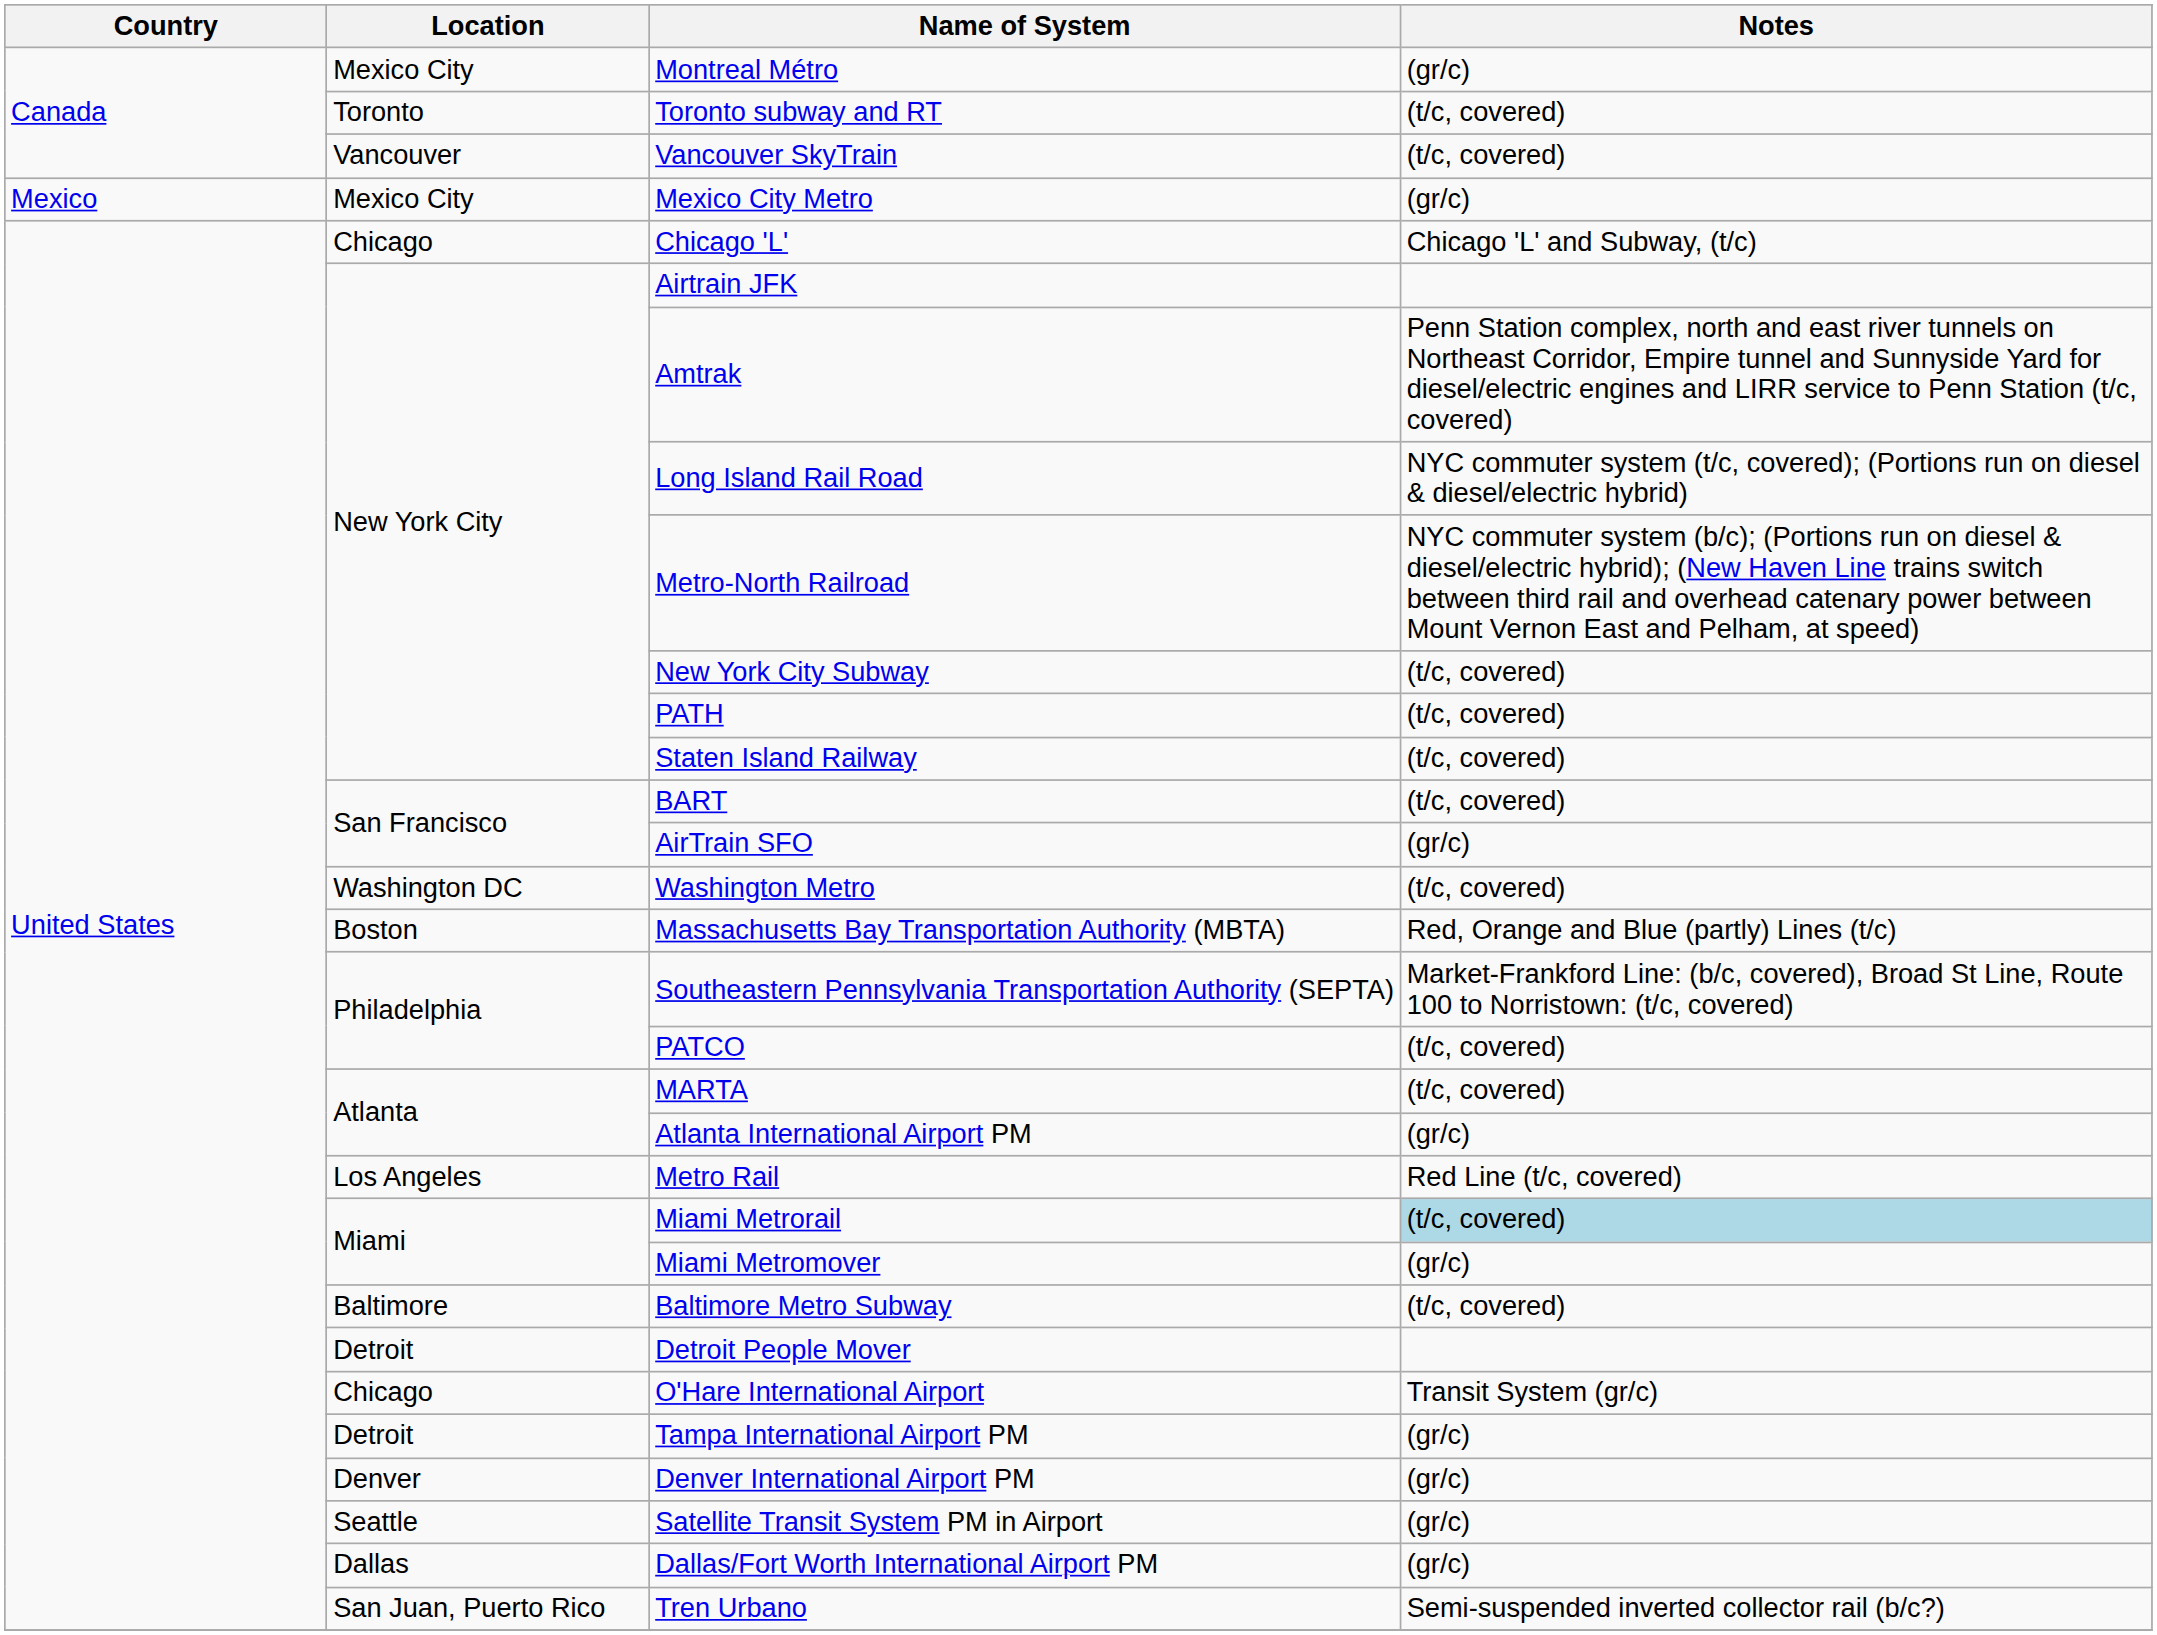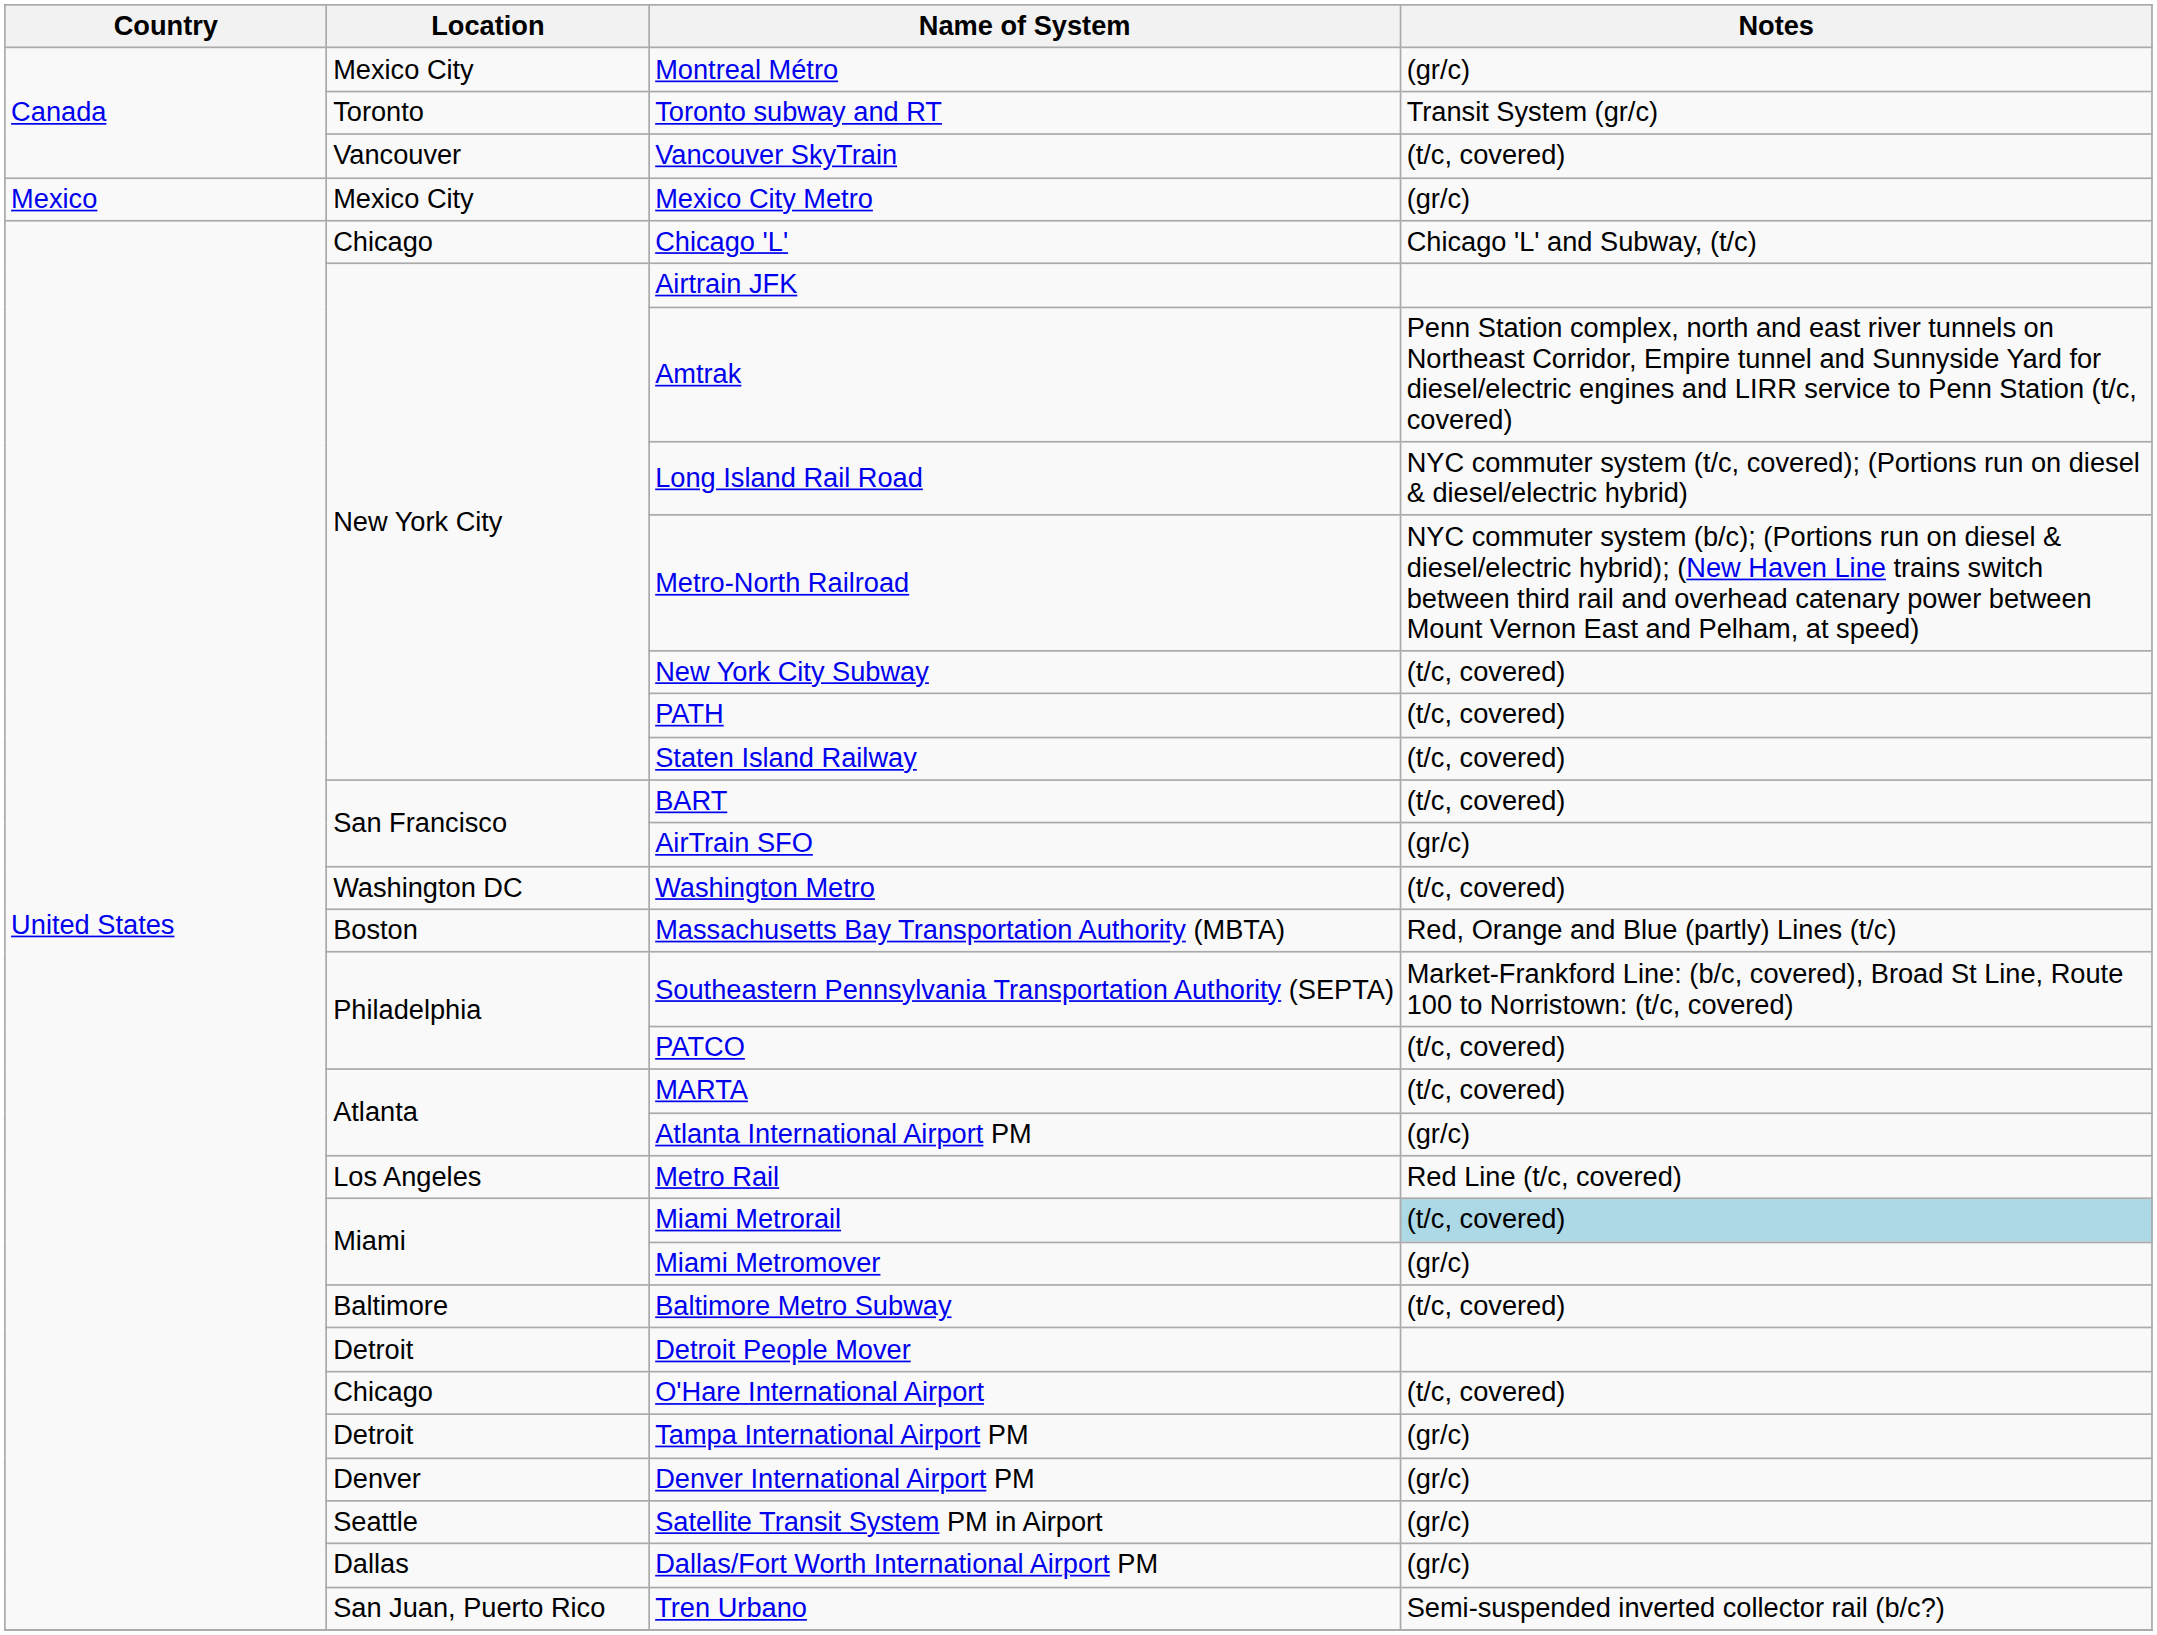(1486, 112) (t/c, covered) -> (1532, 112) Transit System (gr/c)
(1532, 1392) Transit System (gr/c) -> (1486, 1392) (t/c, covered)
